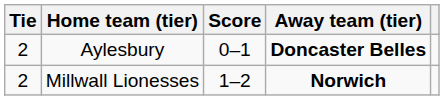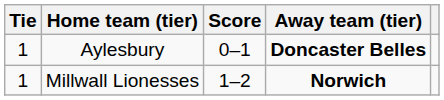(23, 50) 2 -> (23, 50) 1
(23, 80) 2 -> (23, 80) 1
